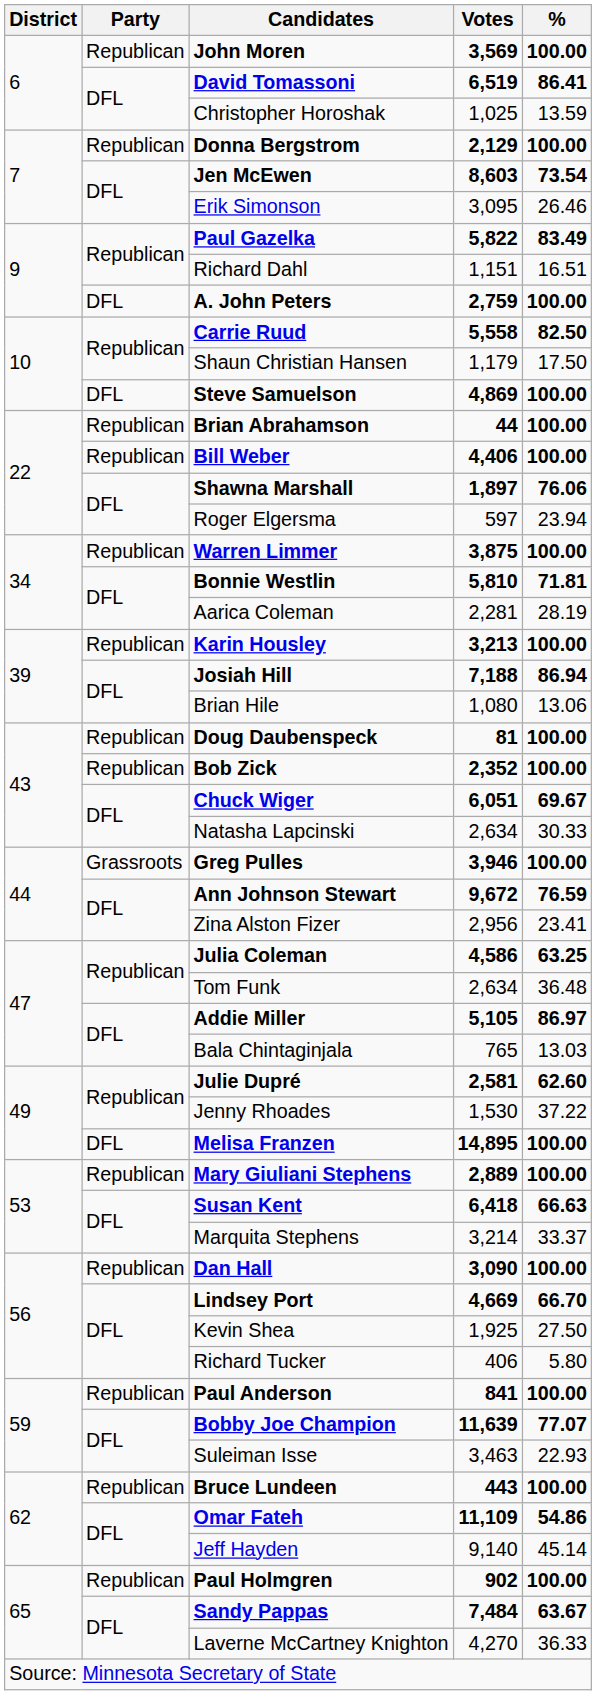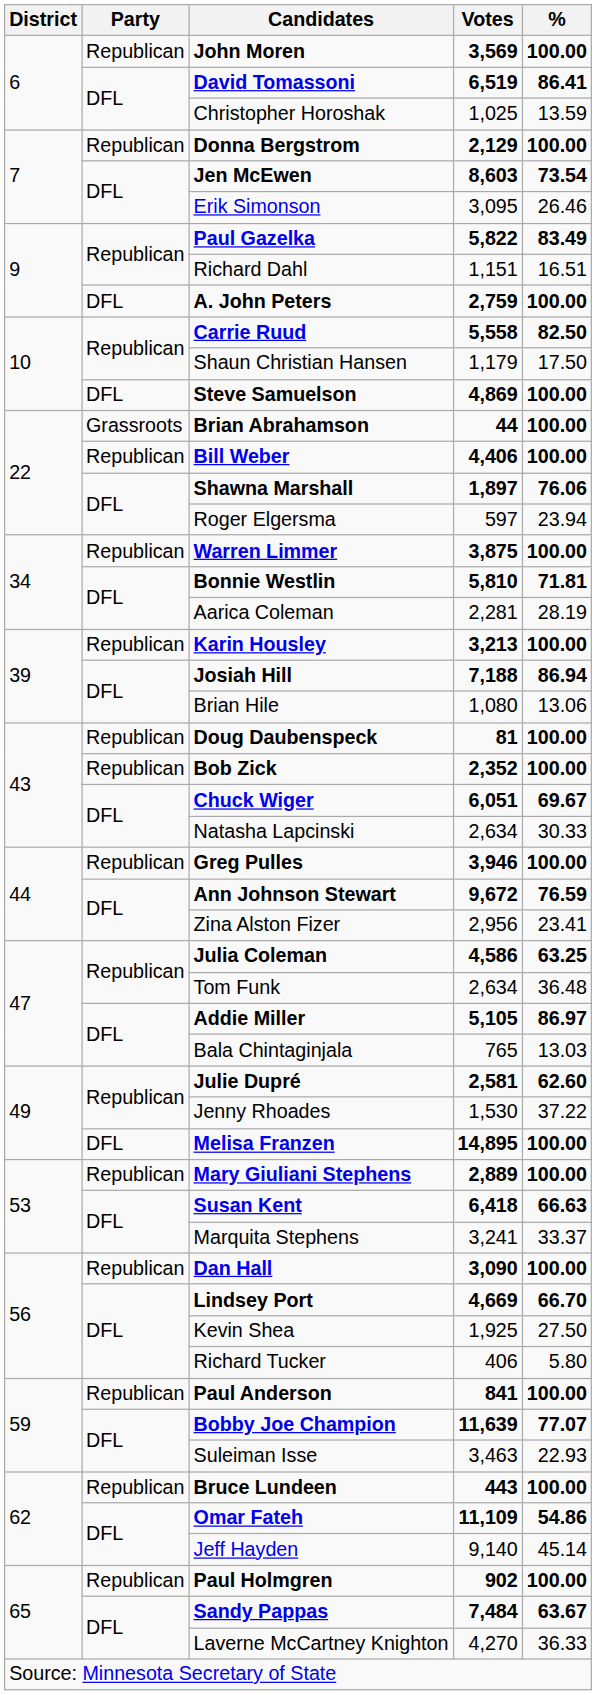(135, 425) Republican -> (134, 425) Grassroots
(134, 862) Grassroots -> (135, 862) Republican
(493, 1237) 3,214 -> (493, 1237) 3,241
